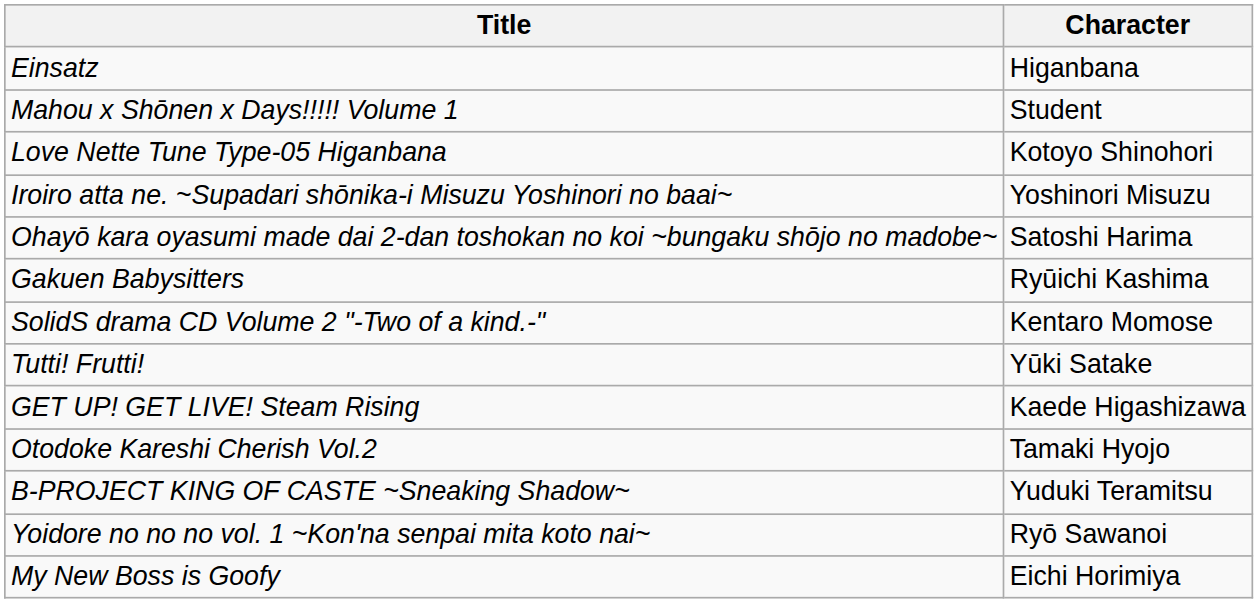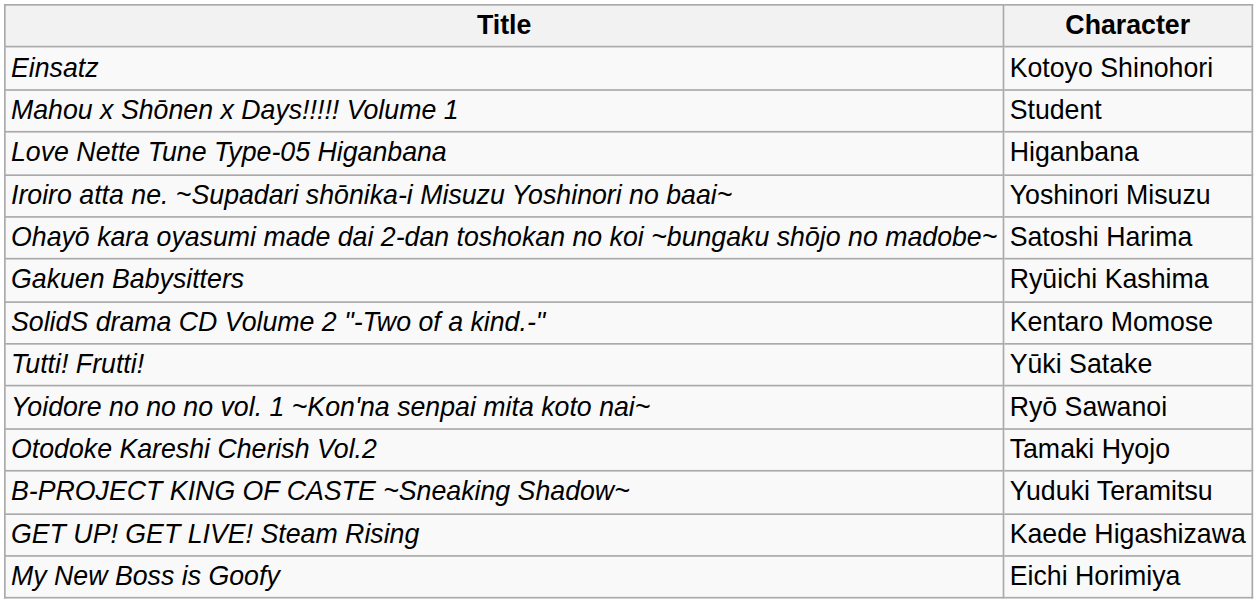(1074, 68) Higanbana -> (1111, 68) Kotoyo Shinohori
(1111, 152) Kotoyo Shinohori -> (1074, 152) Higanbana
rows swapped: (331, 534) <-> (215, 407)
